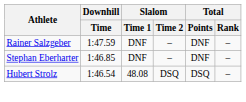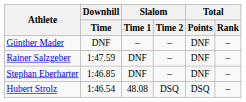+ row: (35, 43)
